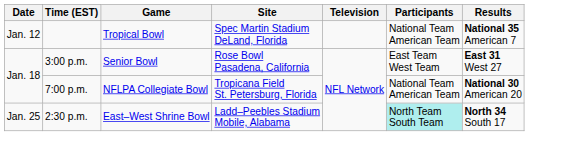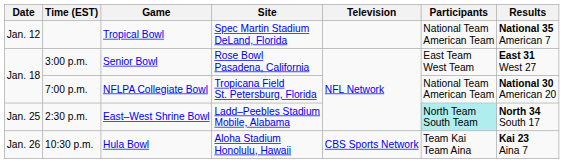+ row: (69, 145)
